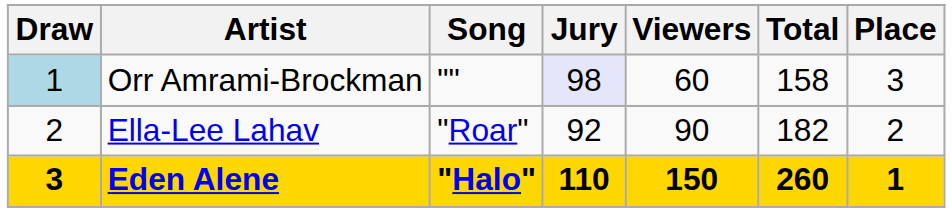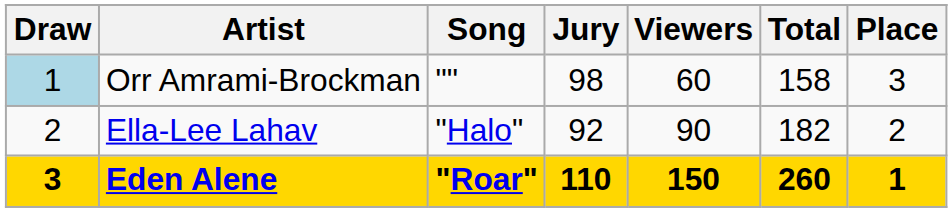(584, 79) lavender background -> (586, 79) no background
(483, 130) "Roar" -> (479, 130) "Halo"
(487, 180) "Halo" -> (487, 180) "Roar"
